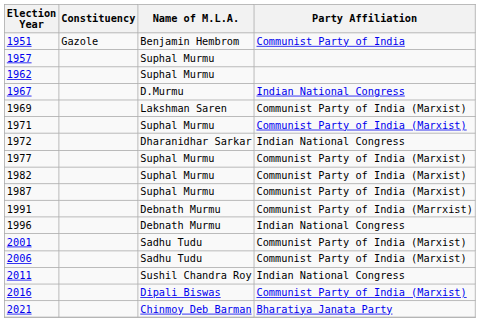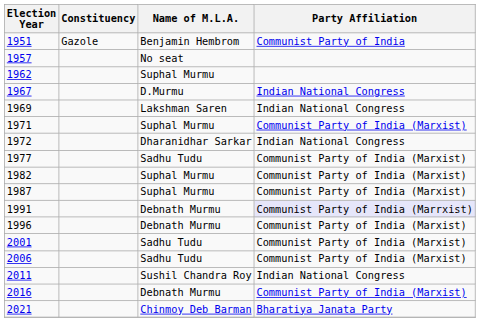(177, 58) Suphal Murmu -> (162, 58) No seat
(362, 108) Communist Party of India (Marxist) -> (331, 108) Indian National Congress
(177, 159) Suphal Murmu -> (171, 159) Sadhu Tudu
(365, 209) no background -> (365, 209) lavender background
(331, 225) Indian National Congress -> (362, 225) Communist Party of India (Marxist)
(180, 292) Dipali Biswas -> (180, 292) Debnath Murmu
